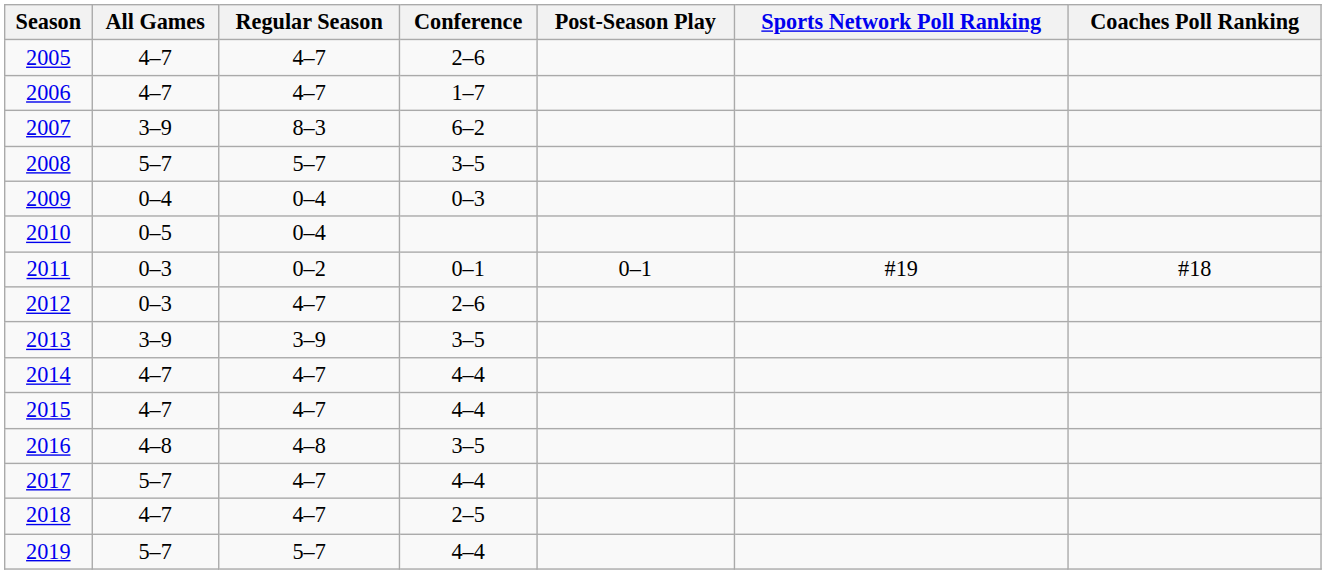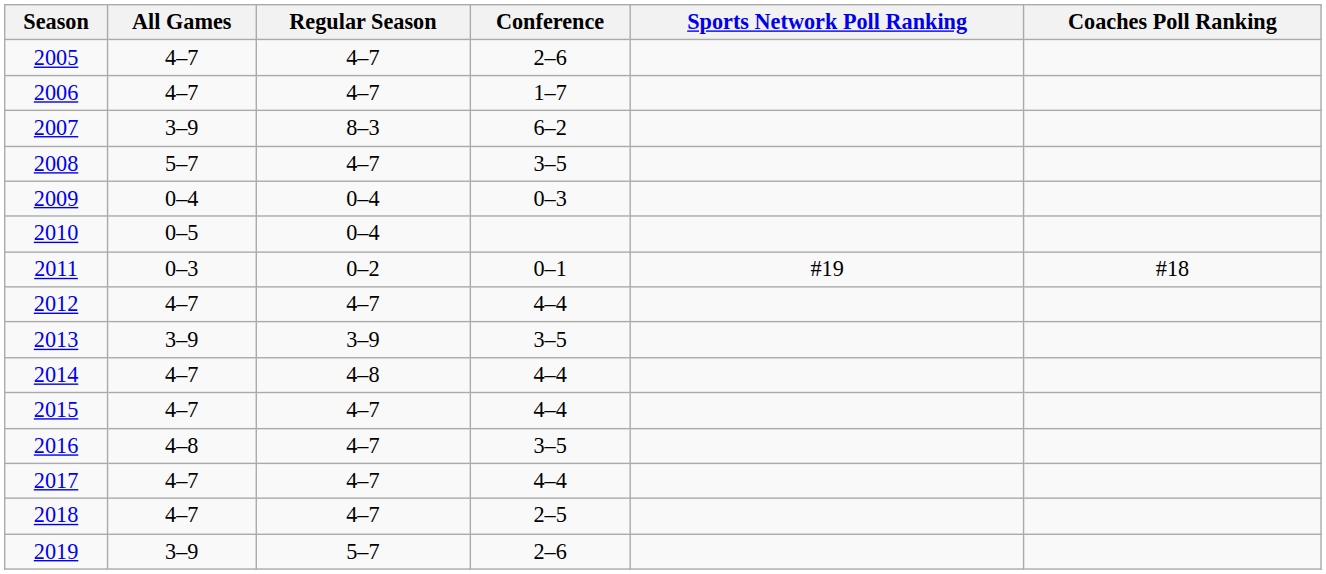- column: (635, 22)
(309, 163) 5–7 -> (363, 163) 4–7
(155, 304) 0–3 -> (182, 304) 4–7
(468, 304) 2–6 -> (550, 304) 4–4
(309, 374) 4–7 -> (363, 374) 4–8
(309, 445) 4–8 -> (363, 445) 4–7
(155, 480) 5–7 -> (182, 480) 4–7
(155, 551) 5–7 -> (182, 551) 3–9
(468, 551) 4–4 -> (550, 551) 2–6
